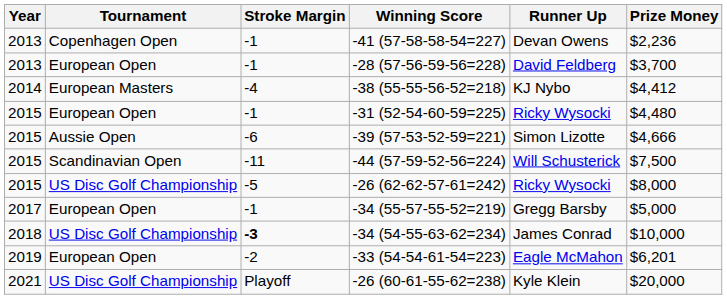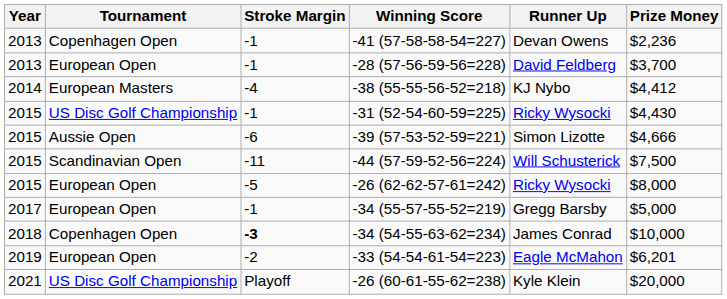(102, 112) European Open -> (143, 112) US Disc Golf Championship
(653, 112) $4,480 -> (653, 112) $4,430
(143, 185) US Disc Golf Championship -> (102, 185) European Open
(143, 233) US Disc Golf Championship -> (113, 233) Copenhagen Open
